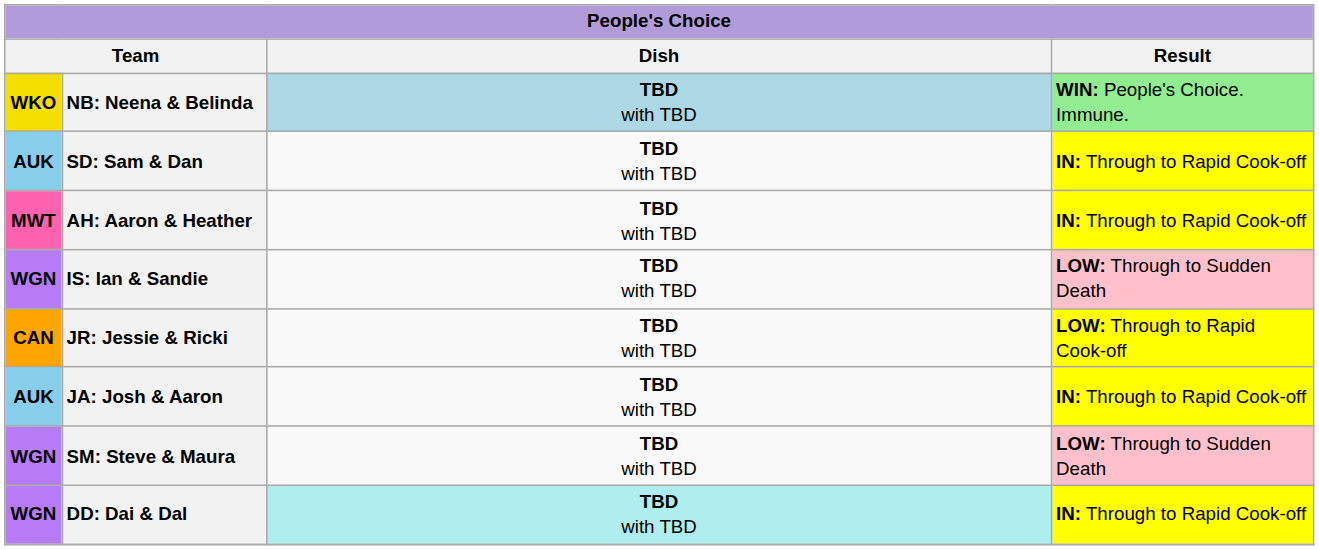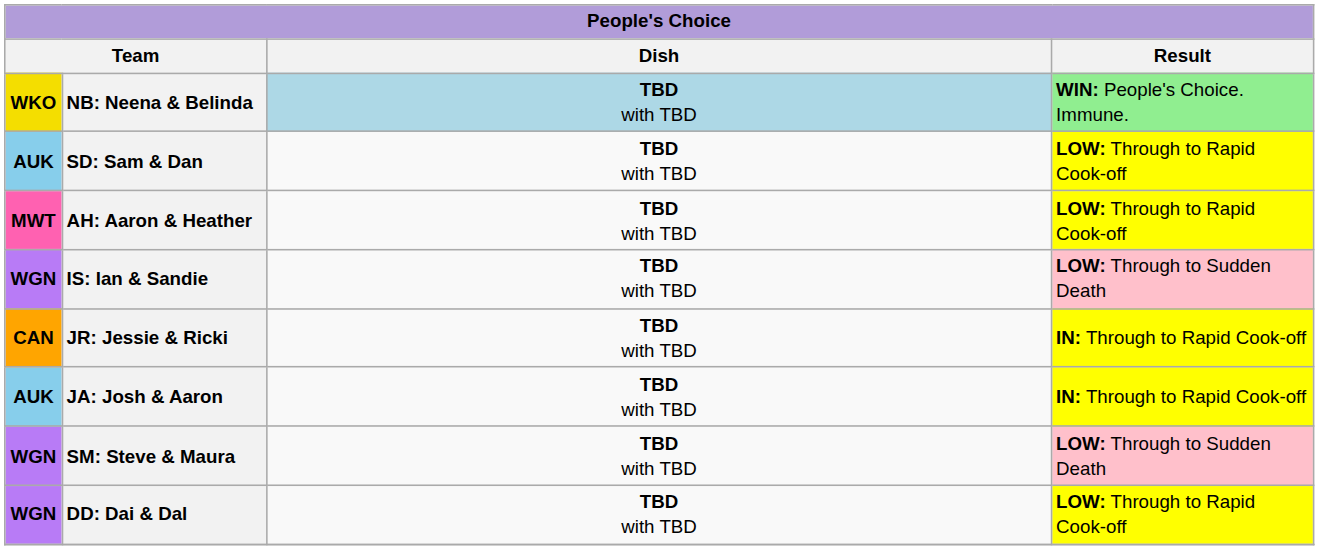(1181, 161) IN: Through to Rapid Cook-off -> (1156, 161) LOW: Through to Rapid Cook-off
(1181, 220) IN: Through to Rapid Cook-off -> (1156, 220) LOW: Through to Rapid Cook-off
(1156, 338) LOW: Through to Rapid Cook-off -> (1181, 338) IN: Through to Rapid Cook-off
(659, 515) paleturquoise background -> (659, 515) no background
(1181, 515) IN: Through to Rapid Cook-off -> (1156, 515) LOW: Through to Rapid Cook-off
